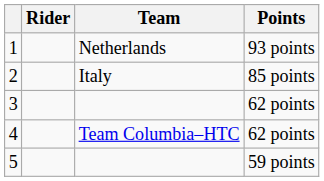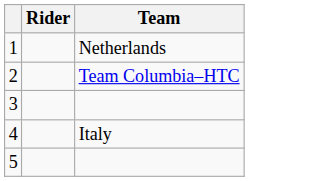- column: (281, 18)
(95, 76) Italy -> (159, 76) Team Columbia–HTC
(159, 133) Team Columbia–HTC -> (95, 133) Italy
